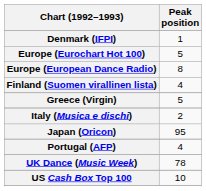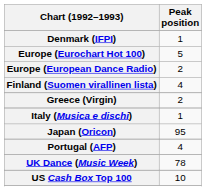(180, 69) 8 -> (180, 69) 2
(180, 100) 5 -> (180, 100) 2
(180, 116) 2 -> (180, 116) 1
